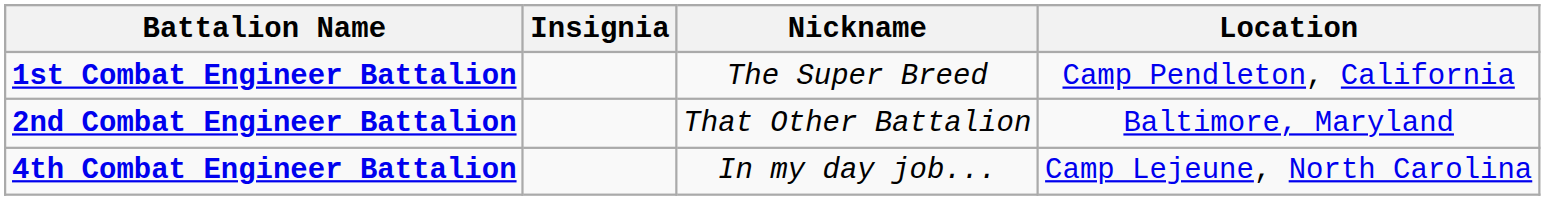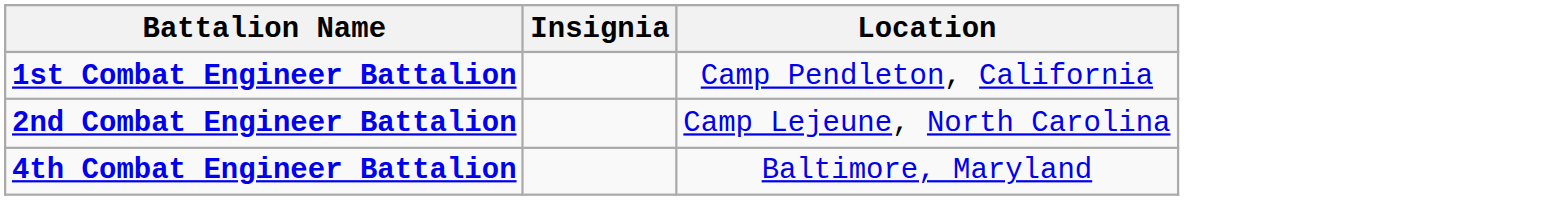- column: (857, 29)
(1289, 123) Baltimore, Maryland -> (927, 123) Camp Lejeune, North Carolina
(1289, 170) Camp Lejeune, North Carolina -> (927, 170) Baltimore, Maryland
